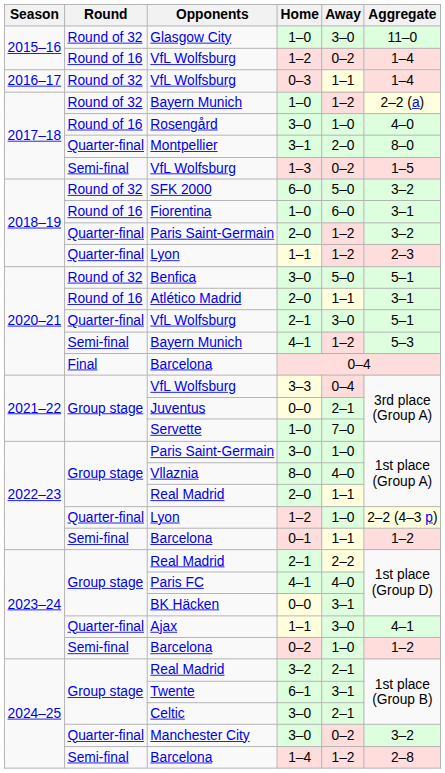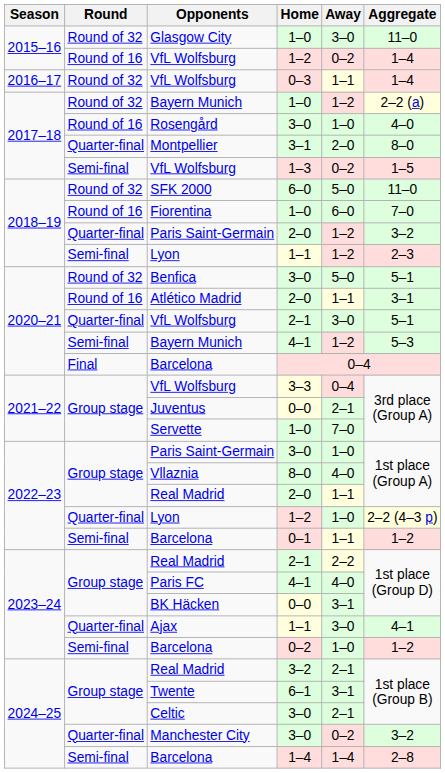(402, 189) 3–2 -> (402, 189) 11–0
(402, 211) 3–1 -> (402, 211) 7–0
(106, 255) Quarter-final -> (98, 255) Semi-final
(343, 757) 1–2 -> (343, 757) 1–4
